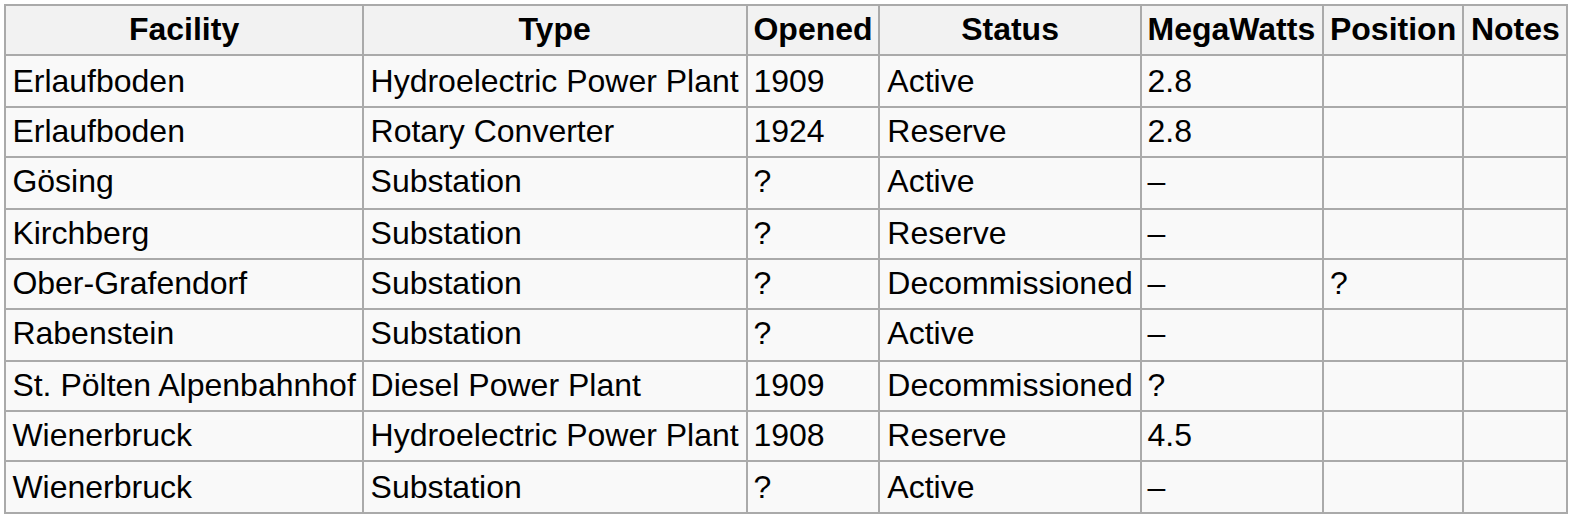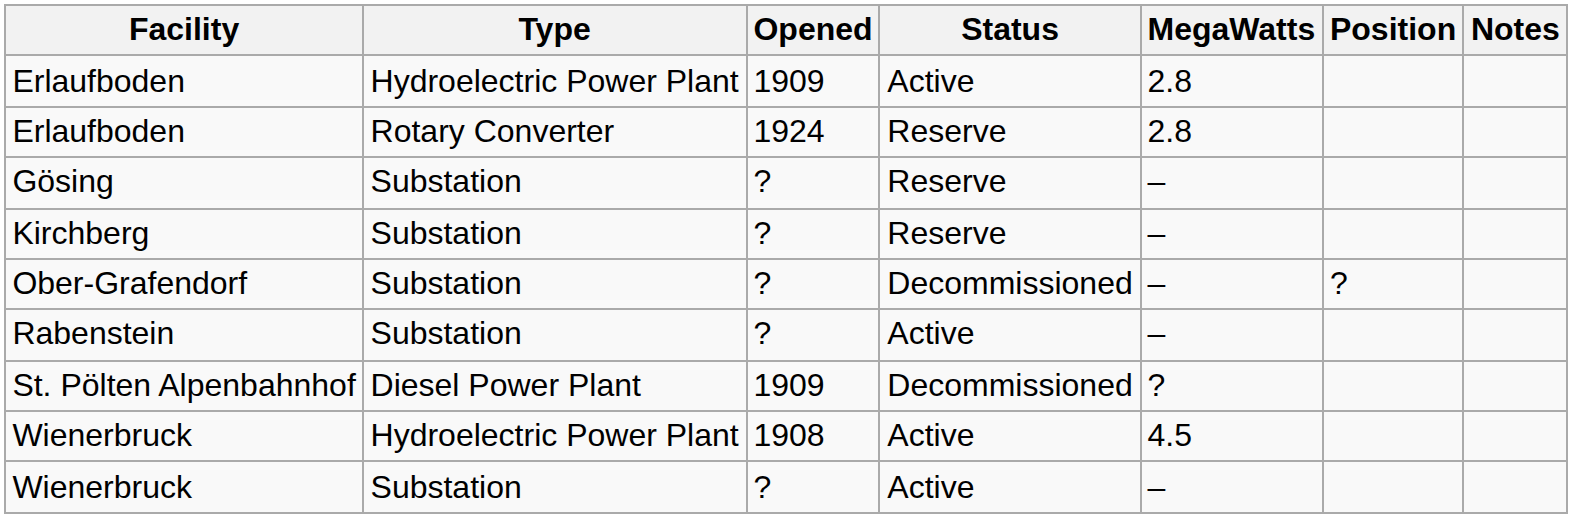(931, 182) Active -> (947, 182) Reserve
(947, 435) Reserve -> (931, 435) Active
